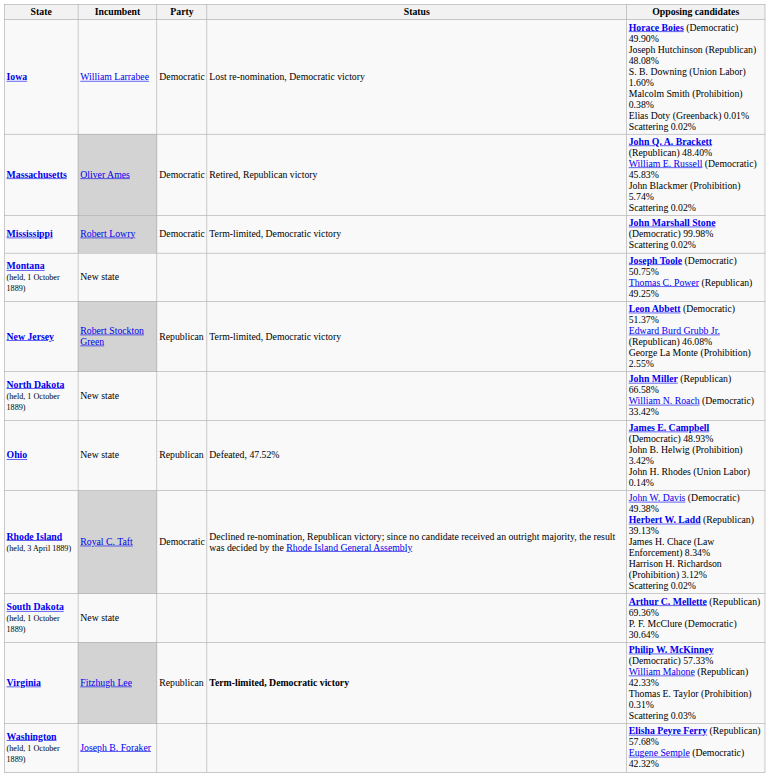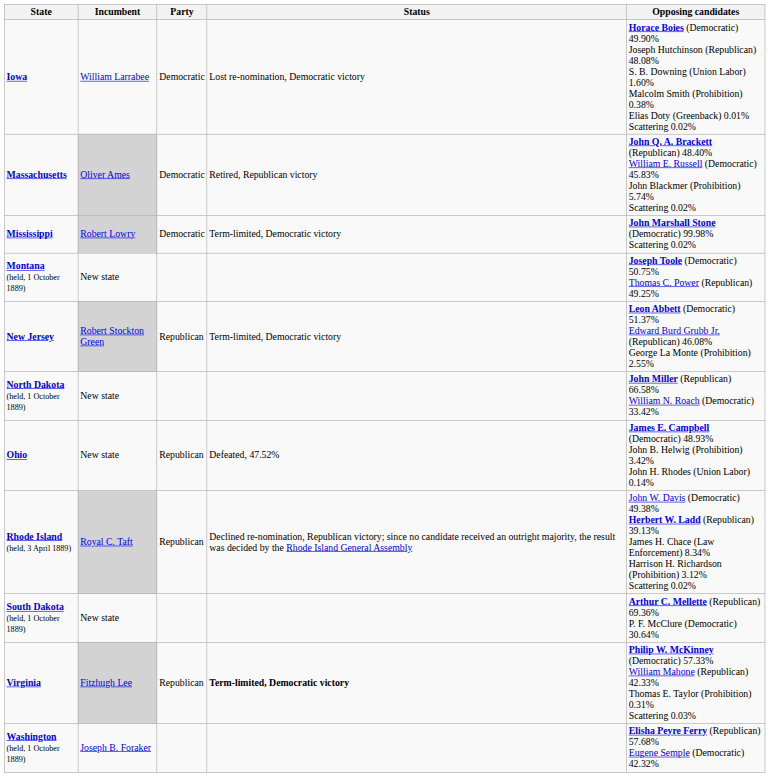(182, 542) Democratic -> (181, 542) Republican
